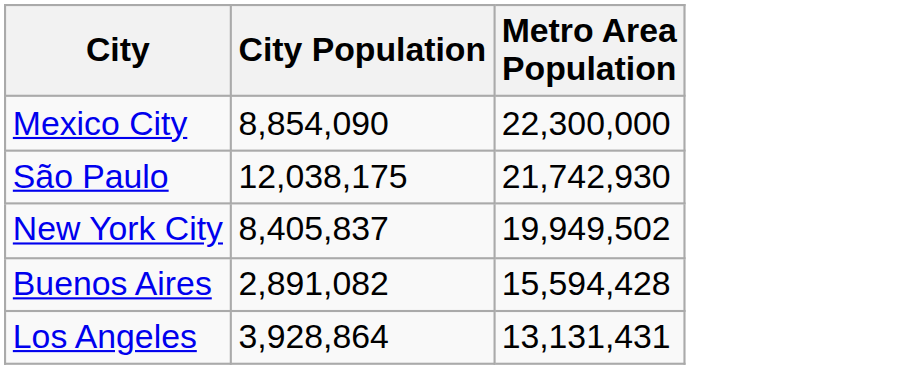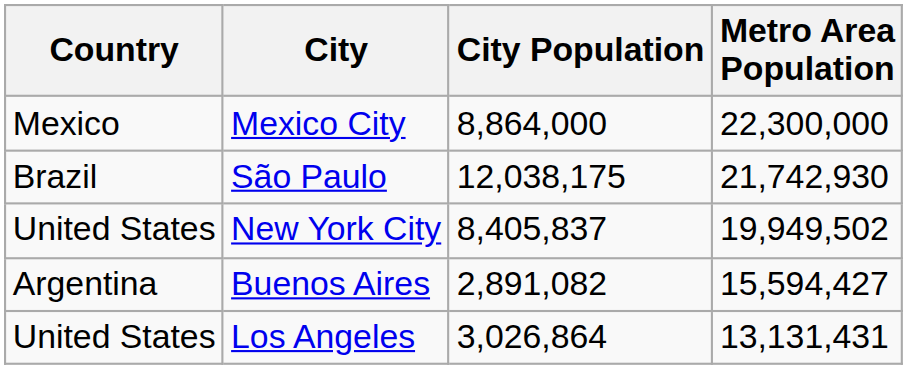+ column: (114, 50)
(314, 122) 8,854,090 -> (532, 122) 8,864,000
(586, 283) 15,594,428 -> (804, 283) 15,594,427
(314, 336) 3,928,864 -> (532, 336) 3,026,864
